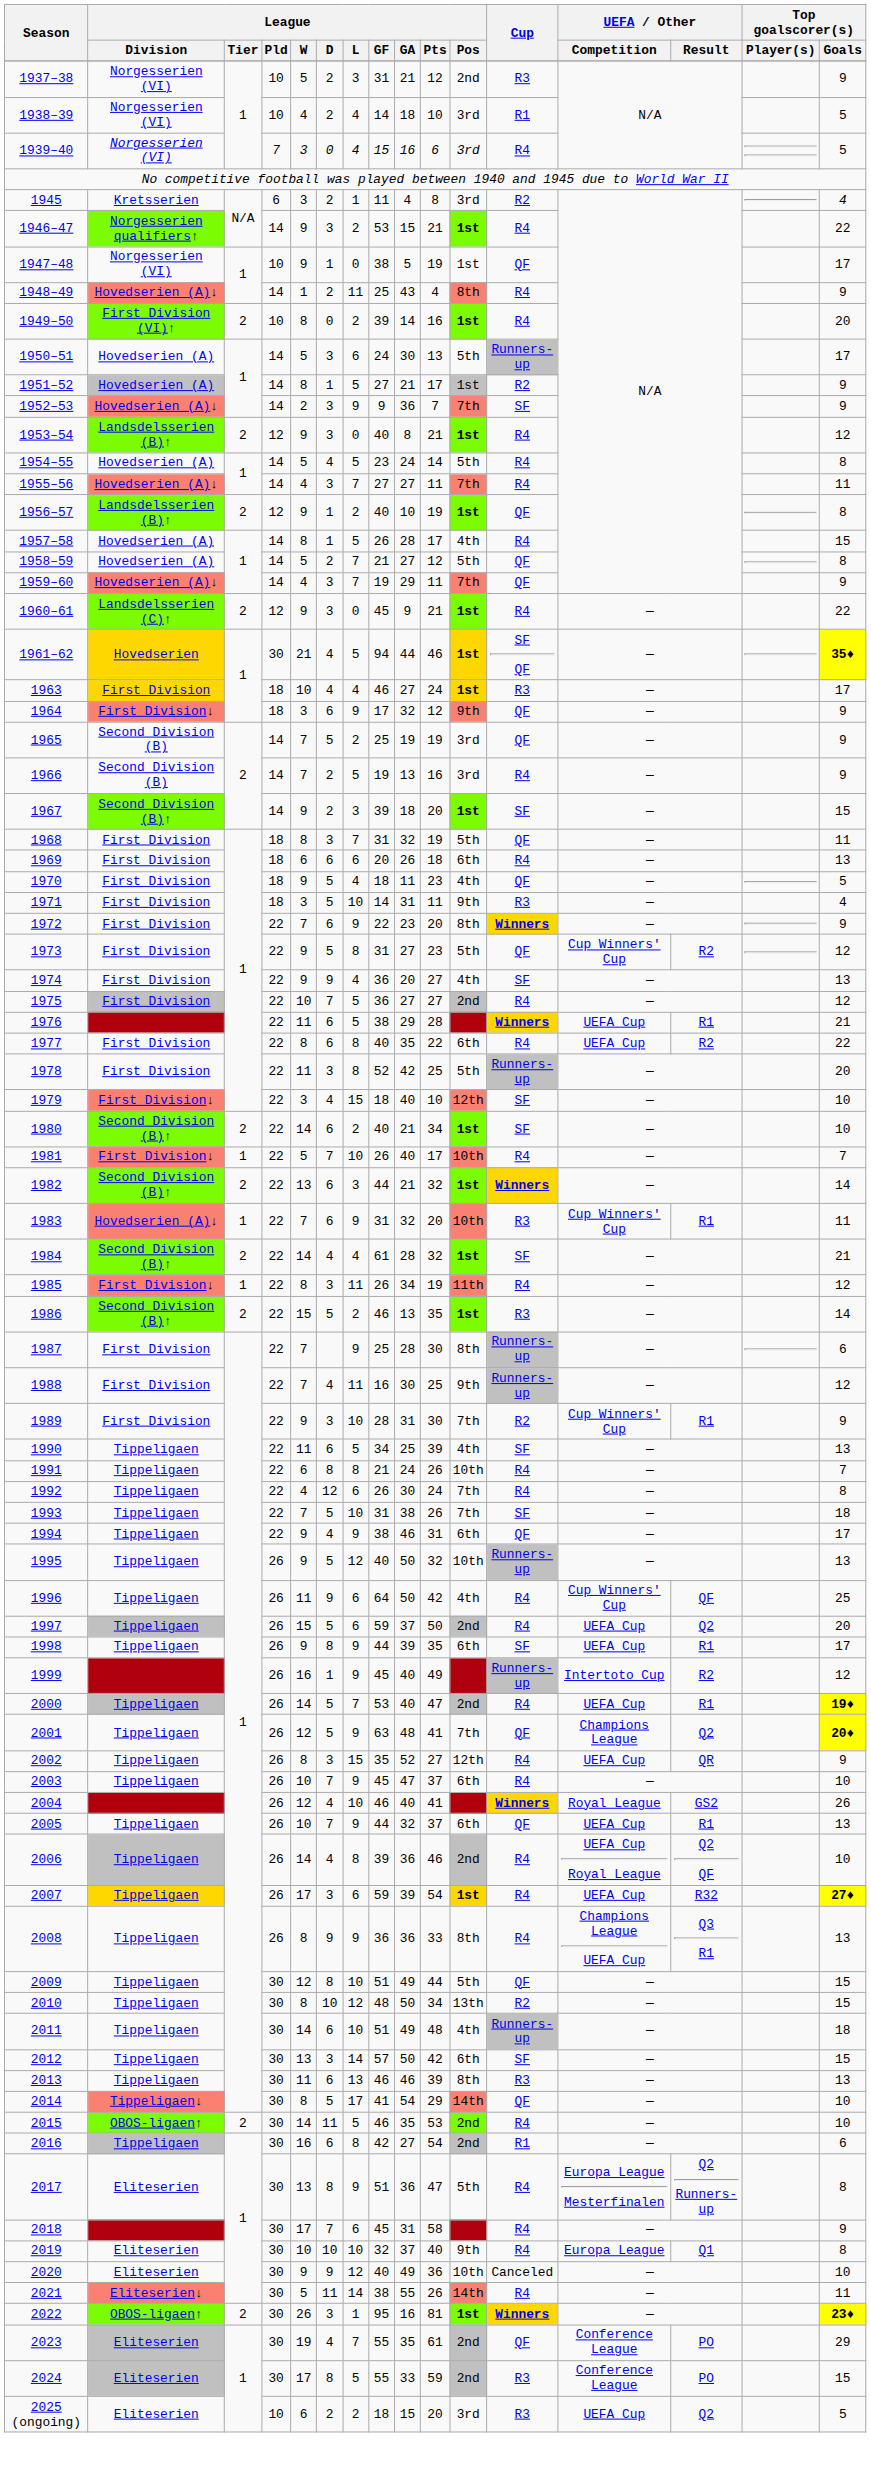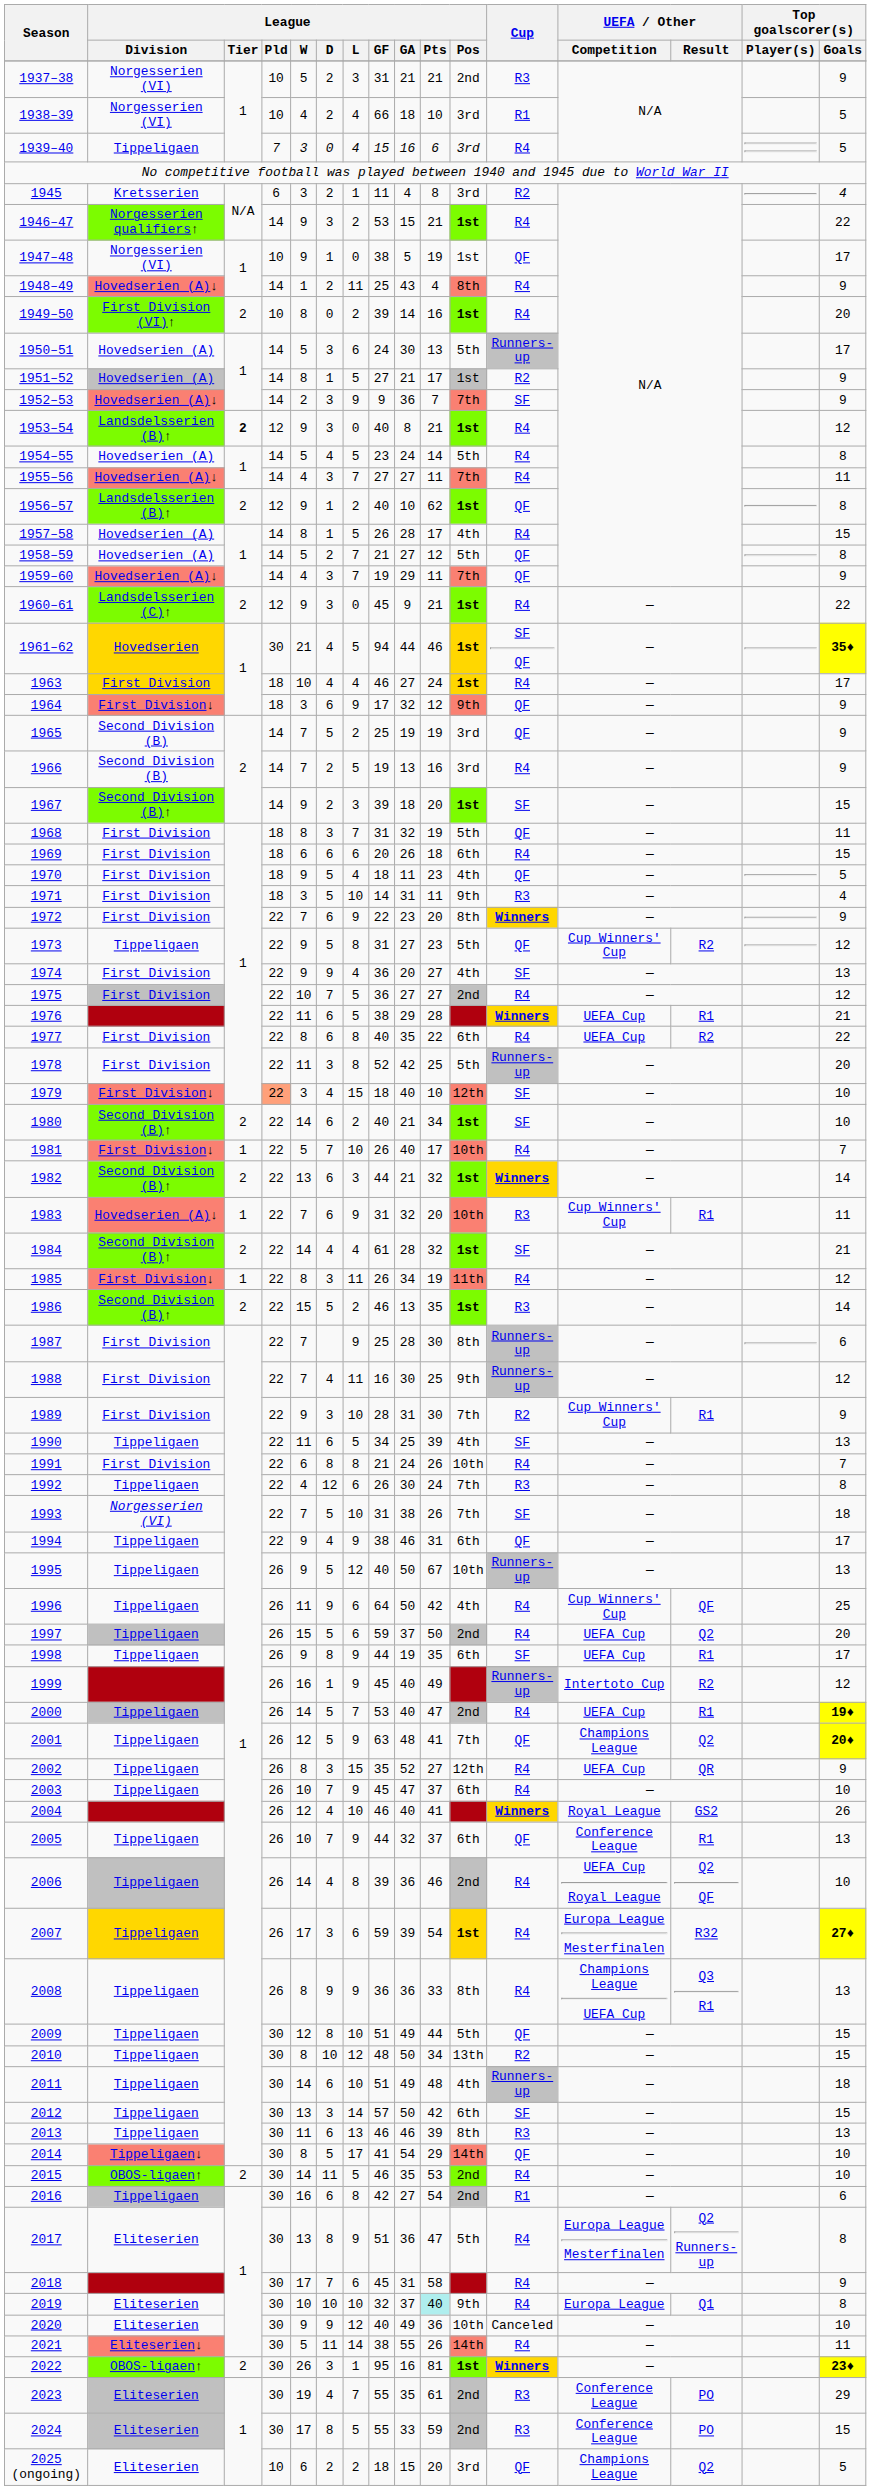(435, 79) 12 -> (435, 79) 21
(382, 115) 14 -> (382, 115) 66
(156, 151) Norgesserien (VI) -> (156, 148) Tippeligaen
(243, 435) normal -> (243, 428) bold
(435, 513) 19 -> (435, 506) 62
(522, 690) R3 -> (522, 684) R4
(843, 861) 13 -> (843, 854) 15
(156, 952) First Division -> (156, 946) Tippeligaen
(276, 1100) no background -> (276, 1094) lightsalmon background
(156, 1471) Tippeligaen -> (156, 1464) First Division
(522, 1492) R4 -> (522, 1485) R3
(156, 1513) Tippeligaen -> (156, 1514) Norgesserien (VI)
(435, 1562) 32 -> (435, 1571) 67
(407, 1647) 39 -> (407, 1656) 19
(614, 1824) UEFA Cup -> (614, 1840) Conference League
(614, 1896) UEFA Cup -> (614, 1934) Europa League Mesterfinalen
(435, 2251) no background -> (435, 2304) paleturquoise background
(522, 2343) QF -> (522, 2395) R3
(522, 2414) R3 -> (522, 2467) QF
(614, 2414) UEFA Cup -> (614, 2467) Champions League
